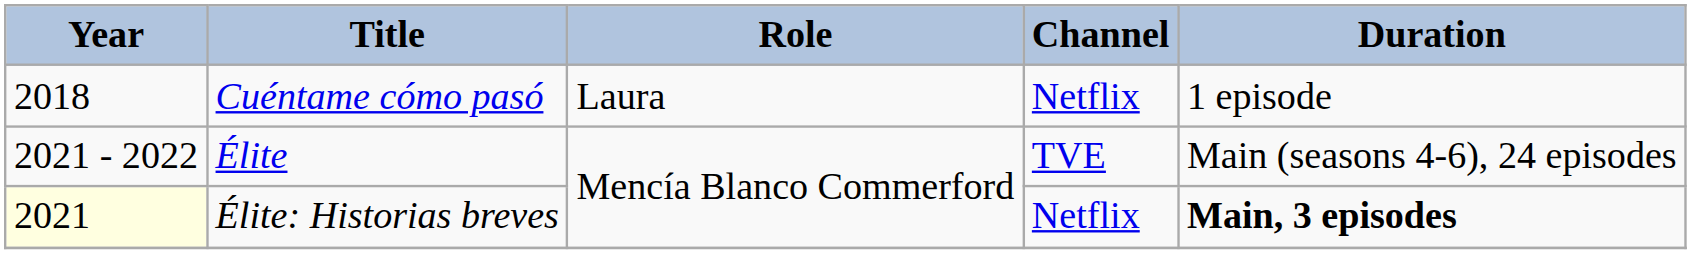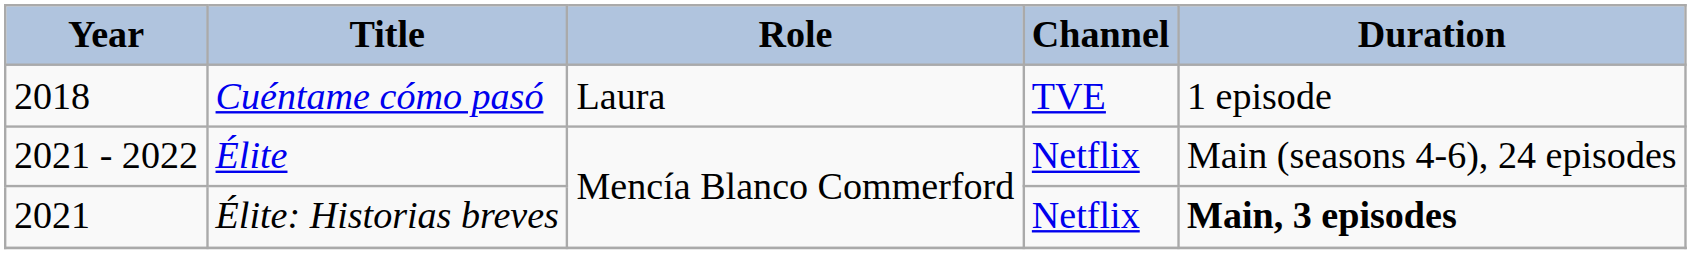(1086, 95) Netflix -> (1069, 95) TVE
(1069, 155) TVE -> (1086, 155) Netflix
(52, 215) lightyellow background -> (52, 215) no background
